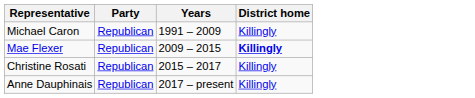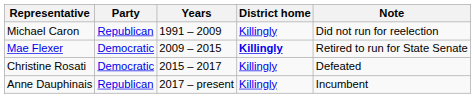+ column: (392, 13)
(125, 48) Republican -> (126, 48) Democratic
(125, 66) Republican -> (126, 66) Democratic
